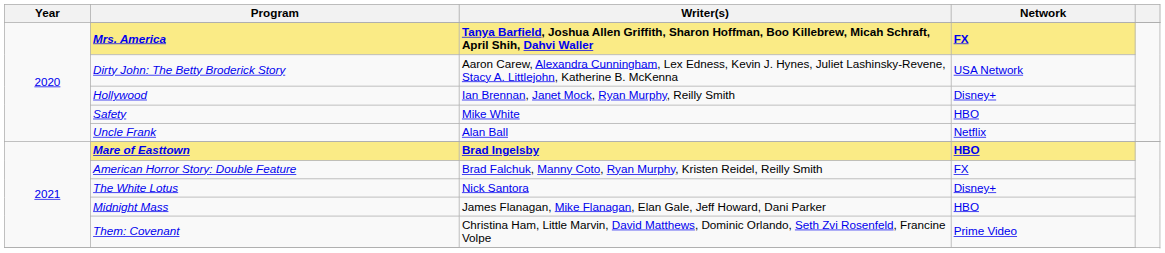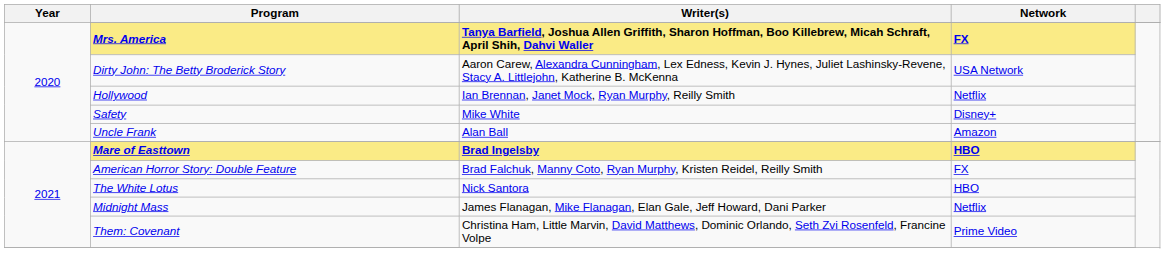(975, 95) Disney+ -> (970, 95) Netflix
(966, 114) HBO -> (975, 114) Disney+
(970, 132) Netflix -> (975, 132) Amazon
(975, 188) Disney+ -> (966, 188) HBO
(966, 206) HBO -> (970, 206) Netflix
